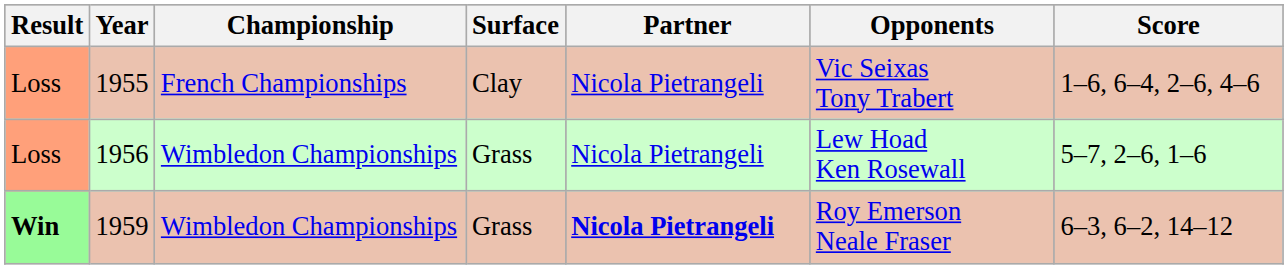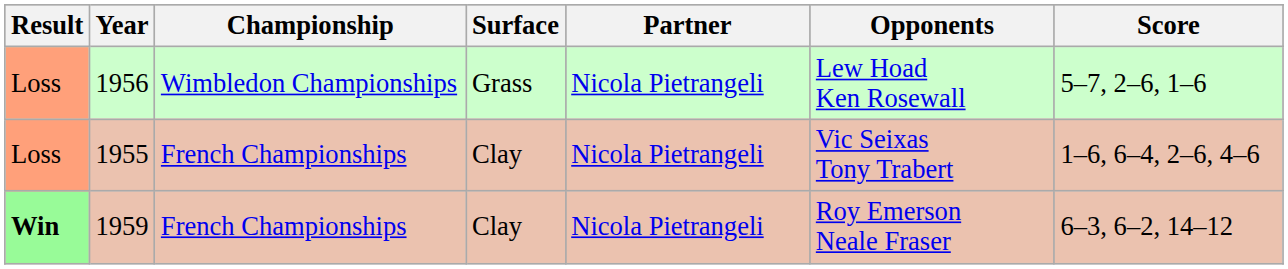rows swapped: (122, 82) <-> (122, 154)
(309, 226) Wimbledon Championships -> (284, 226) French Championships
(502, 226) Grass -> (497, 226) Clay
(673, 226) bold -> (667, 226) normal
